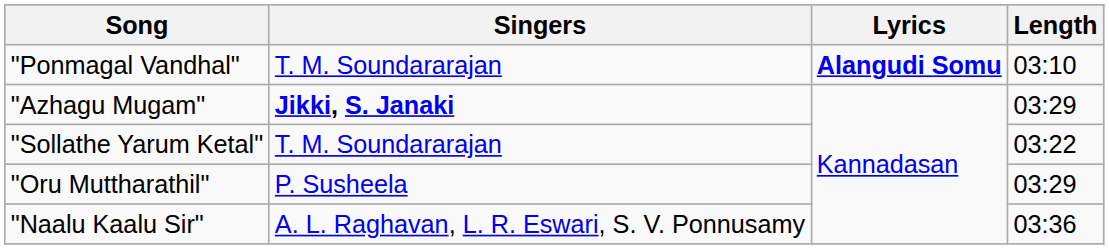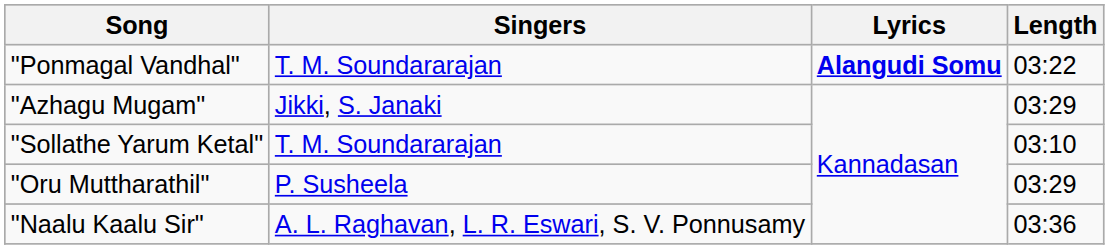(1045, 65) 03:10 -> (1045, 65) 03:22
(365, 105) bold -> (358, 105) normal
(1045, 145) 03:22 -> (1045, 145) 03:10
